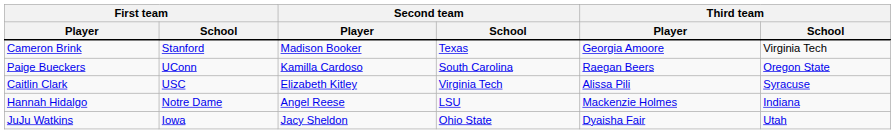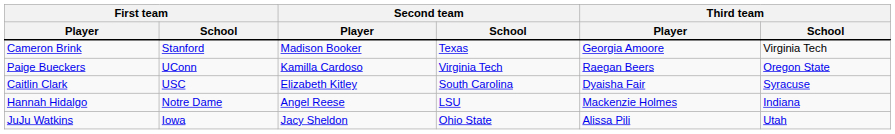(476, 67) South Carolina -> (471, 67) Virginia Tech
(471, 84) Virginia Tech -> (476, 84) South Carolina
(606, 84) Alissa Pili -> (614, 84) Dyaisha Fair
(614, 120) Dyaisha Fair -> (606, 120) Alissa Pili
